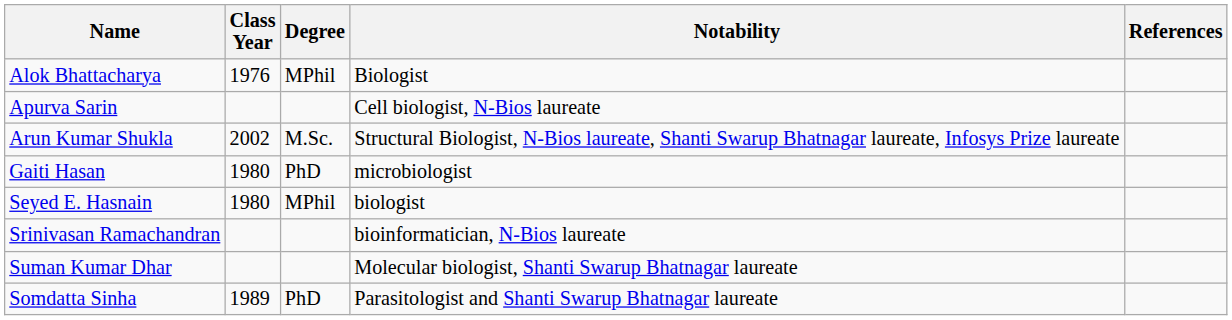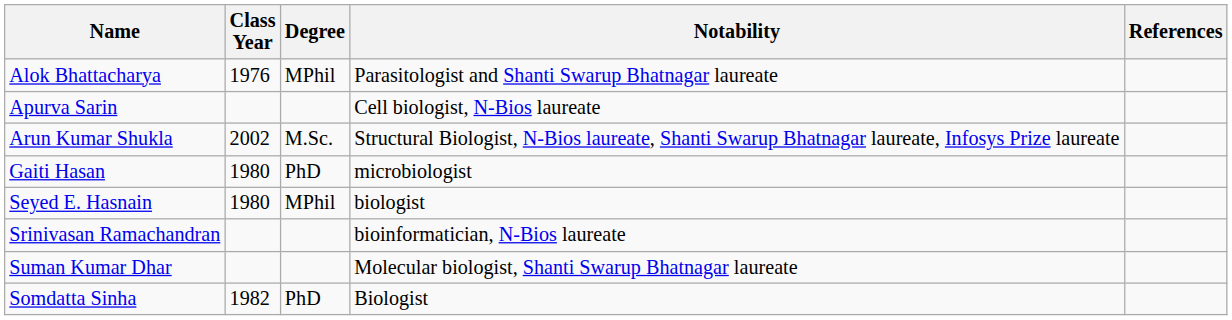(391, 75) Biologist -> (566, 75) Parasitologist and Shanti Swarup Bhatnagar laureate
(250, 298) 1989 -> (250, 298) 1982
(566, 298) Parasitologist and Shanti Swarup Bhatnagar laureate -> (391, 298) Biologist
